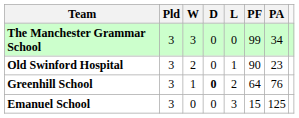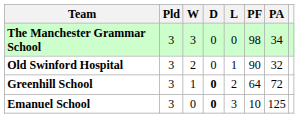(255, 39) 99 -> (255, 39) 98
(277, 65) 23 -> (277, 65) 32
(277, 84) 76 -> (277, 84) 72
(214, 103) normal -> (214, 103) bold
(255, 103) 15 -> (255, 103) 10
